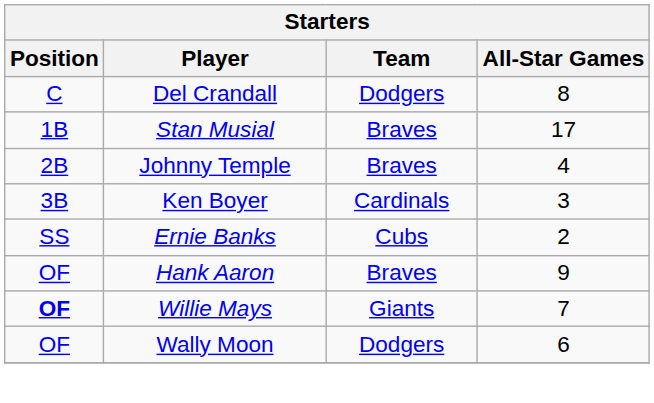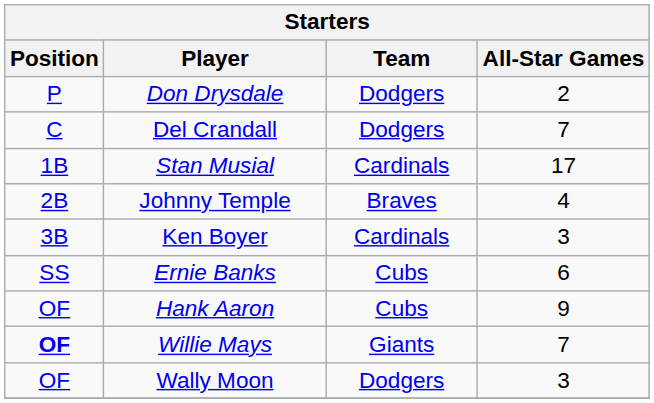+ row: (215, 93)
(563, 93) 8 -> (563, 129) 7
(402, 129) Braves -> (402, 165) Cardinals
(563, 237) 2 -> (563, 272) 6
(402, 272) Braves -> (402, 308) Cubs
(563, 344) 6 -> (563, 380) 3
